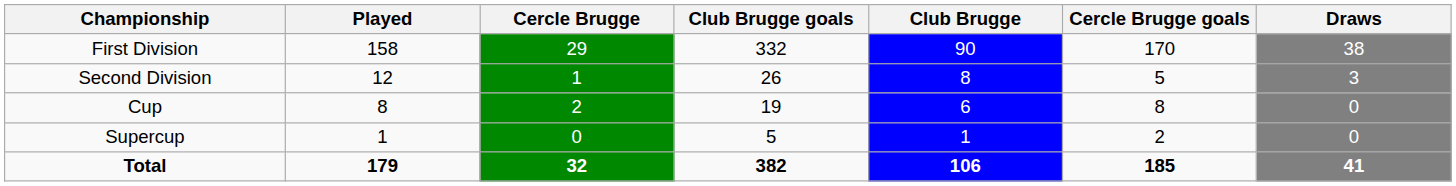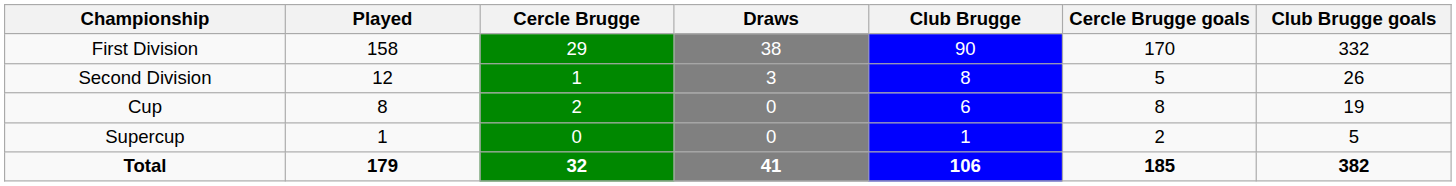columns swapped: (1354, 19) <-> (771, 19)
